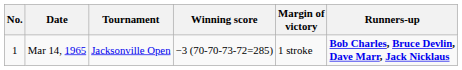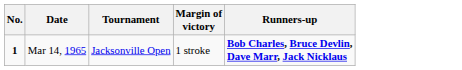- column: (224, 19)
(15, 50) normal -> (15, 50) bold
